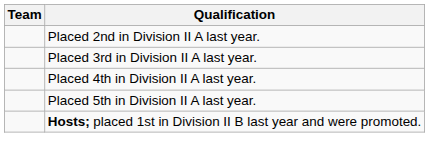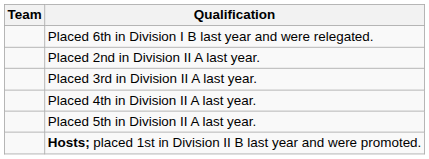+ row: (211, 36)
